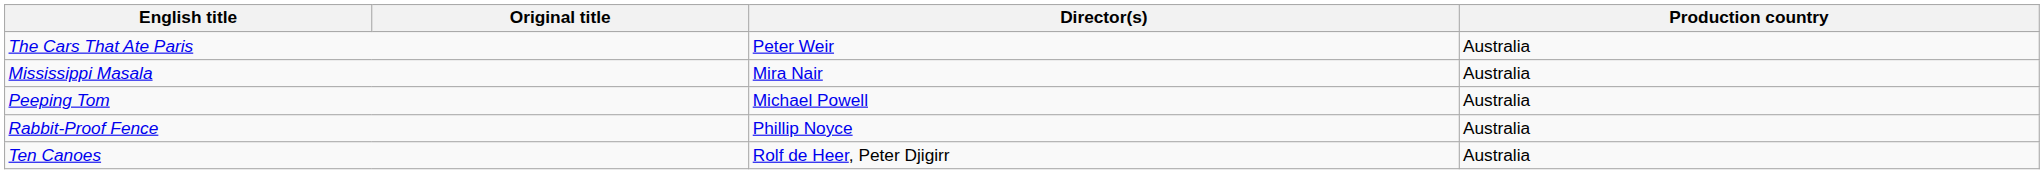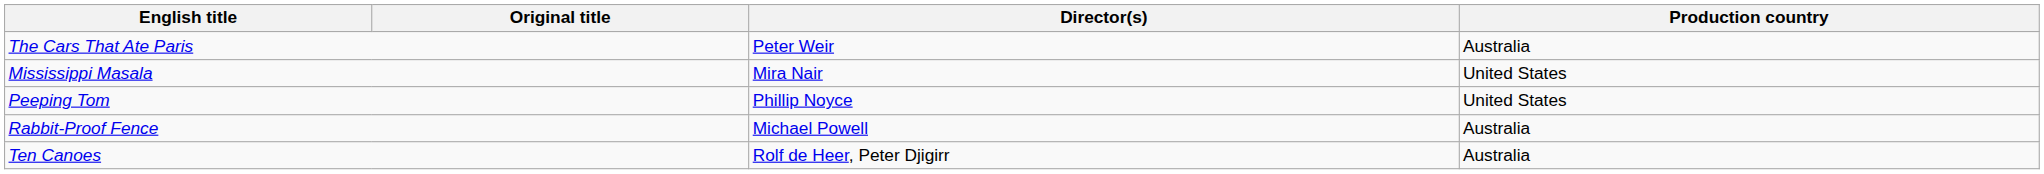(1497, 73) Australia -> (1515, 73) United States
(810, 100) Michael Powell -> (803, 100) Phillip Noyce
(1497, 100) Australia -> (1515, 100) United States
(803, 127) Phillip Noyce -> (810, 127) Michael Powell
